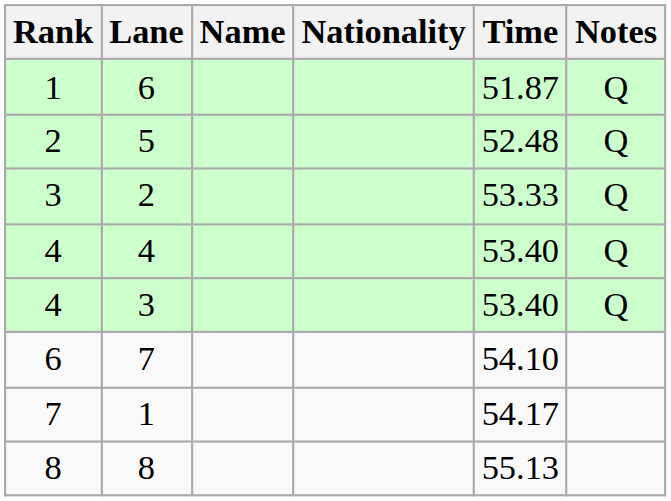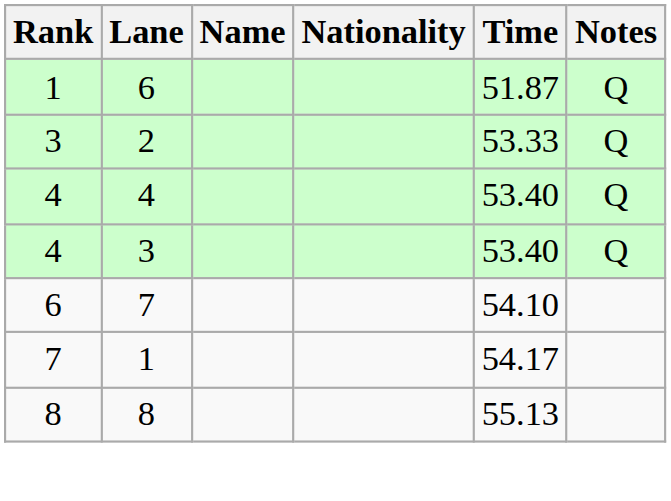- row: (146, 140)
